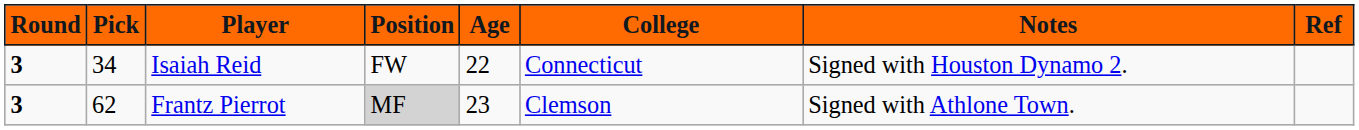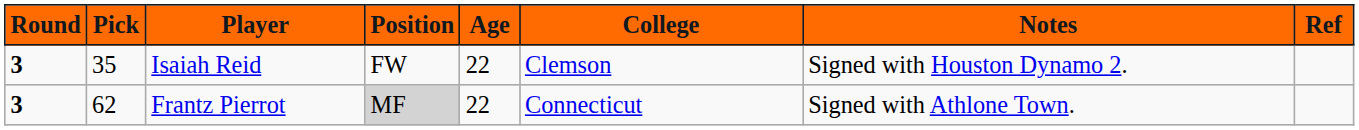(104, 64) 34 -> (104, 64) 35
(584, 64) Connecticut -> (568, 64) Clemson
(478, 104) 23 -> (478, 104) 22
(568, 104) Clemson -> (584, 104) Connecticut
